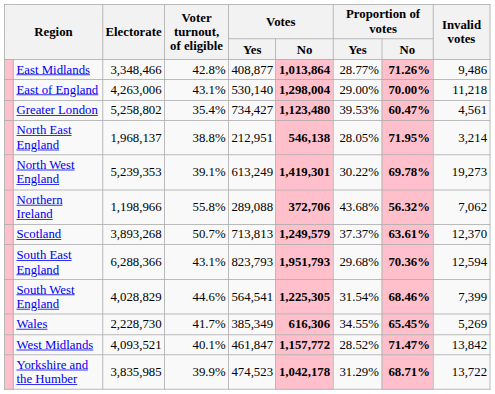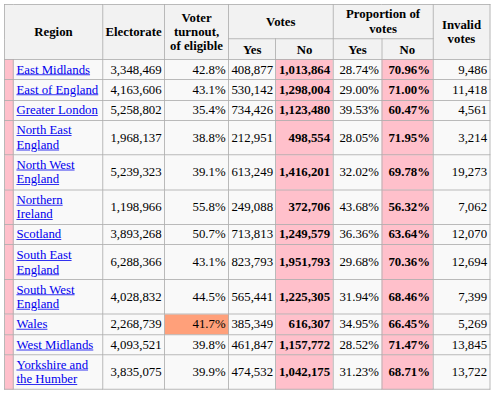(136, 69) 3,348,466 -> (136, 69) 3,348,469
(359, 69) 28.77% -> (359, 69) 28.74%
(409, 69) 71.26% -> (409, 69) 70.96%
(136, 89) 4,263,006 -> (136, 89) 4,163,606
(252, 89) 530,140 -> (252, 89) 530,142
(409, 89) 70.00% -> (409, 89) 71.00%
(470, 89) 11,218 -> (470, 89) 11,418
(252, 110) 734,427 -> (252, 110) 734,426
(309, 137) 546,138 -> (309, 137) 498,554
(136, 172) 5,239,353 -> (136, 172) 5,239,323
(305, 172) 1,419,301 -> (305, 172) 1,416,201
(359, 172) 30.22% -> (359, 172) 32.02%
(252, 207) 289,088 -> (252, 207) 249,088
(359, 234) 37.37% -> (359, 234) 36.36%
(409, 234) 63.61% -> (409, 234) 63.64%
(469, 234) 12,370 -> (469, 234) 12,070
(469, 262) 12,594 -> (469, 262) 12,694
(136, 296) 4,028,829 -> (136, 296) 4,028,832
(209, 296) 44.6% -> (209, 296) 44.5%
(252, 296) 564,541 -> (252, 296) 565,441
(359, 296) 31.54% -> (359, 296) 31.94%
(136, 324) 2,228,730 -> (136, 324) 2,268,739
(209, 324) no background -> (209, 324) lightsalmon background
(309, 324) 616,306 -> (309, 324) 616,307
(359, 324) 34.55% -> (359, 324) 34.95%
(409, 324) 65.45% -> (409, 324) 66.45%
(209, 344) 40.1% -> (209, 344) 39.8%
(469, 344) 13,842 -> (469, 344) 13,845
(136, 372) 3,835,985 -> (136, 372) 3,835,075
(252, 372) 474,523 -> (252, 372) 474,532
(305, 372) 1,042,178 -> (305, 372) 1,042,175
(359, 372) 31.29% -> (359, 372) 31.23%
